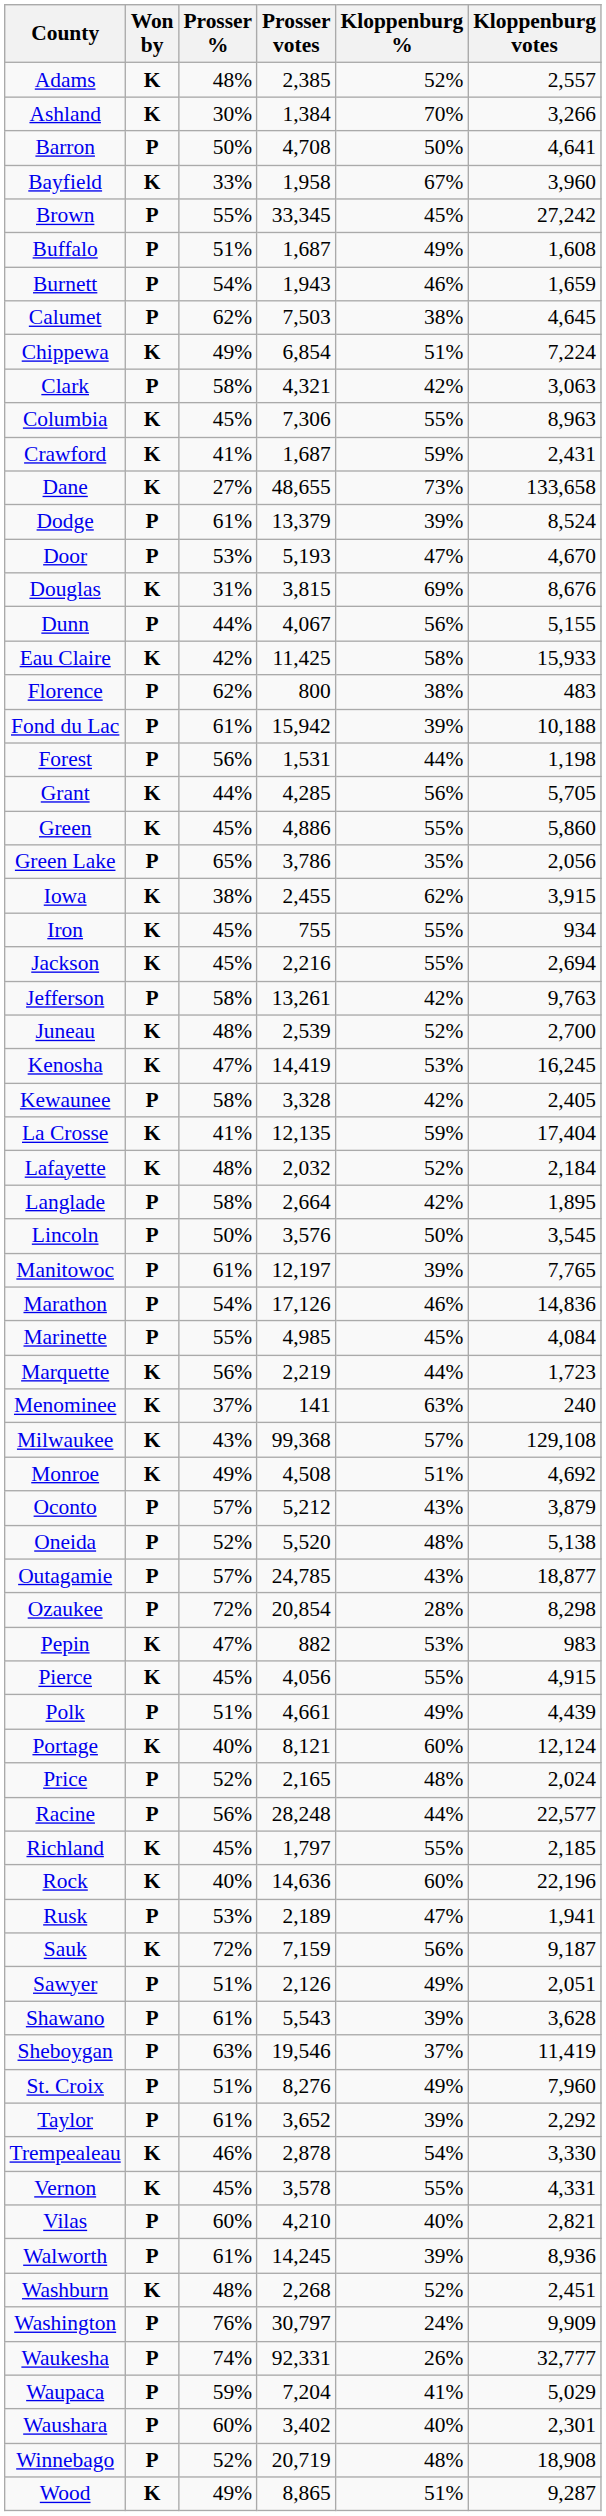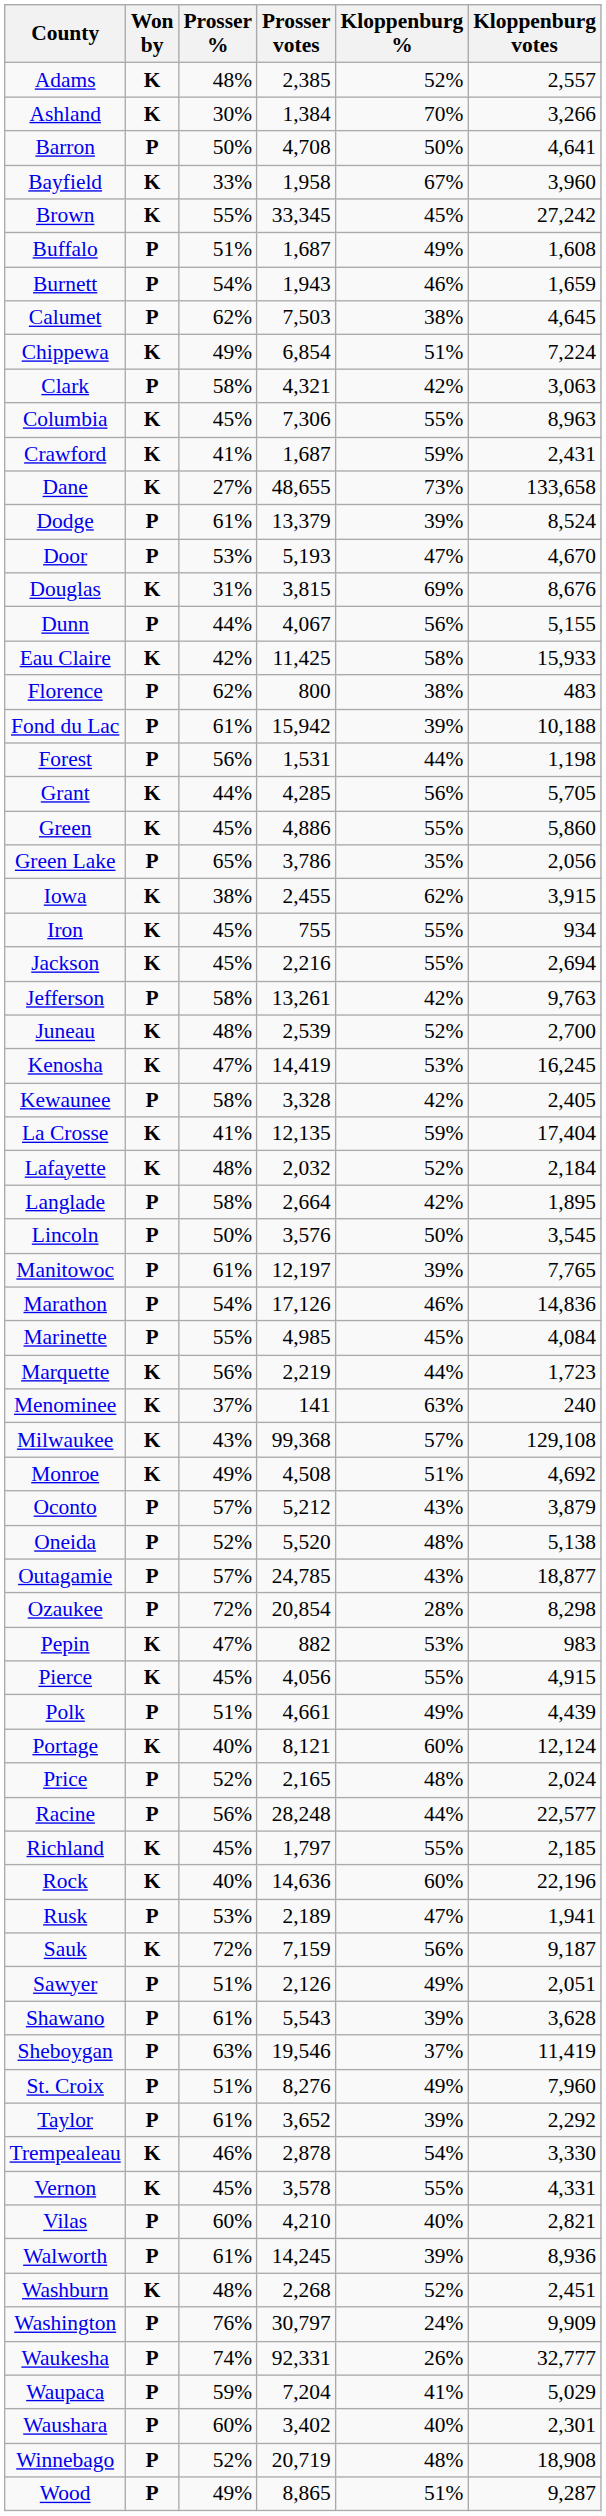(152, 215) P -> (152, 215) K
(152, 2493) K -> (152, 2493) P
